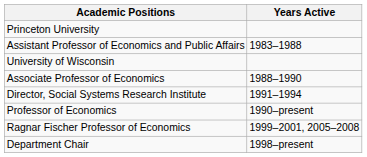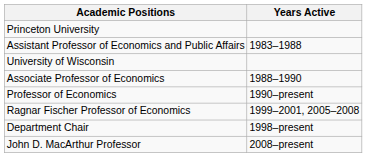- row: (106, 95)
+ row: (74, 144)
